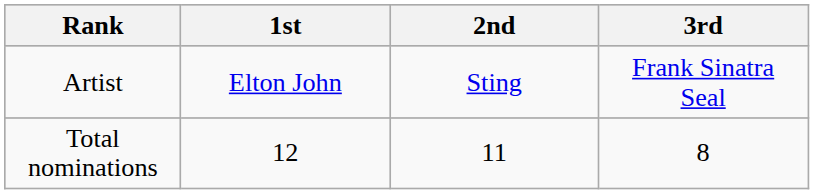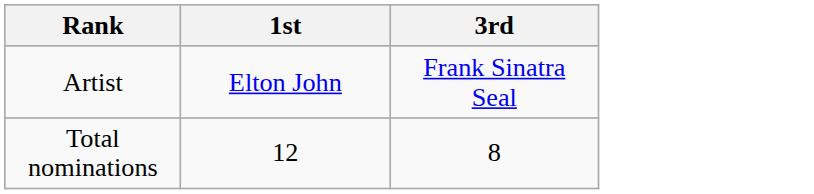- column: (494, 25)
